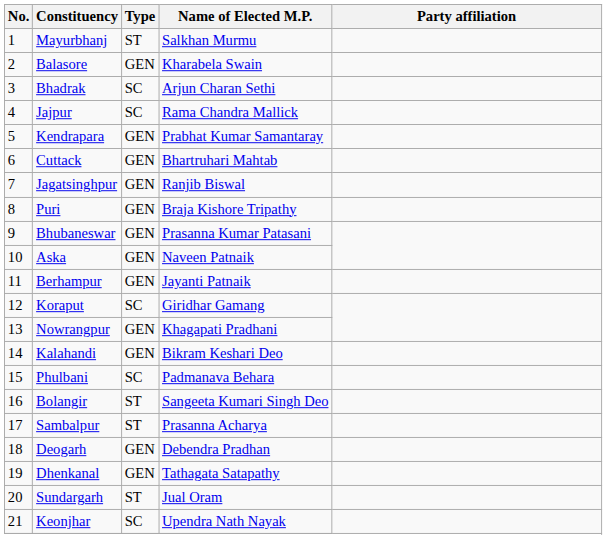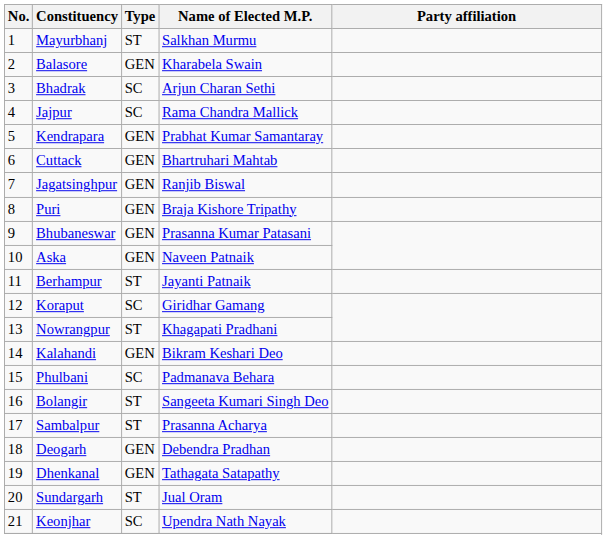(140, 281) GEN -> (133, 281) ST
(140, 329) GEN -> (133, 329) ST
